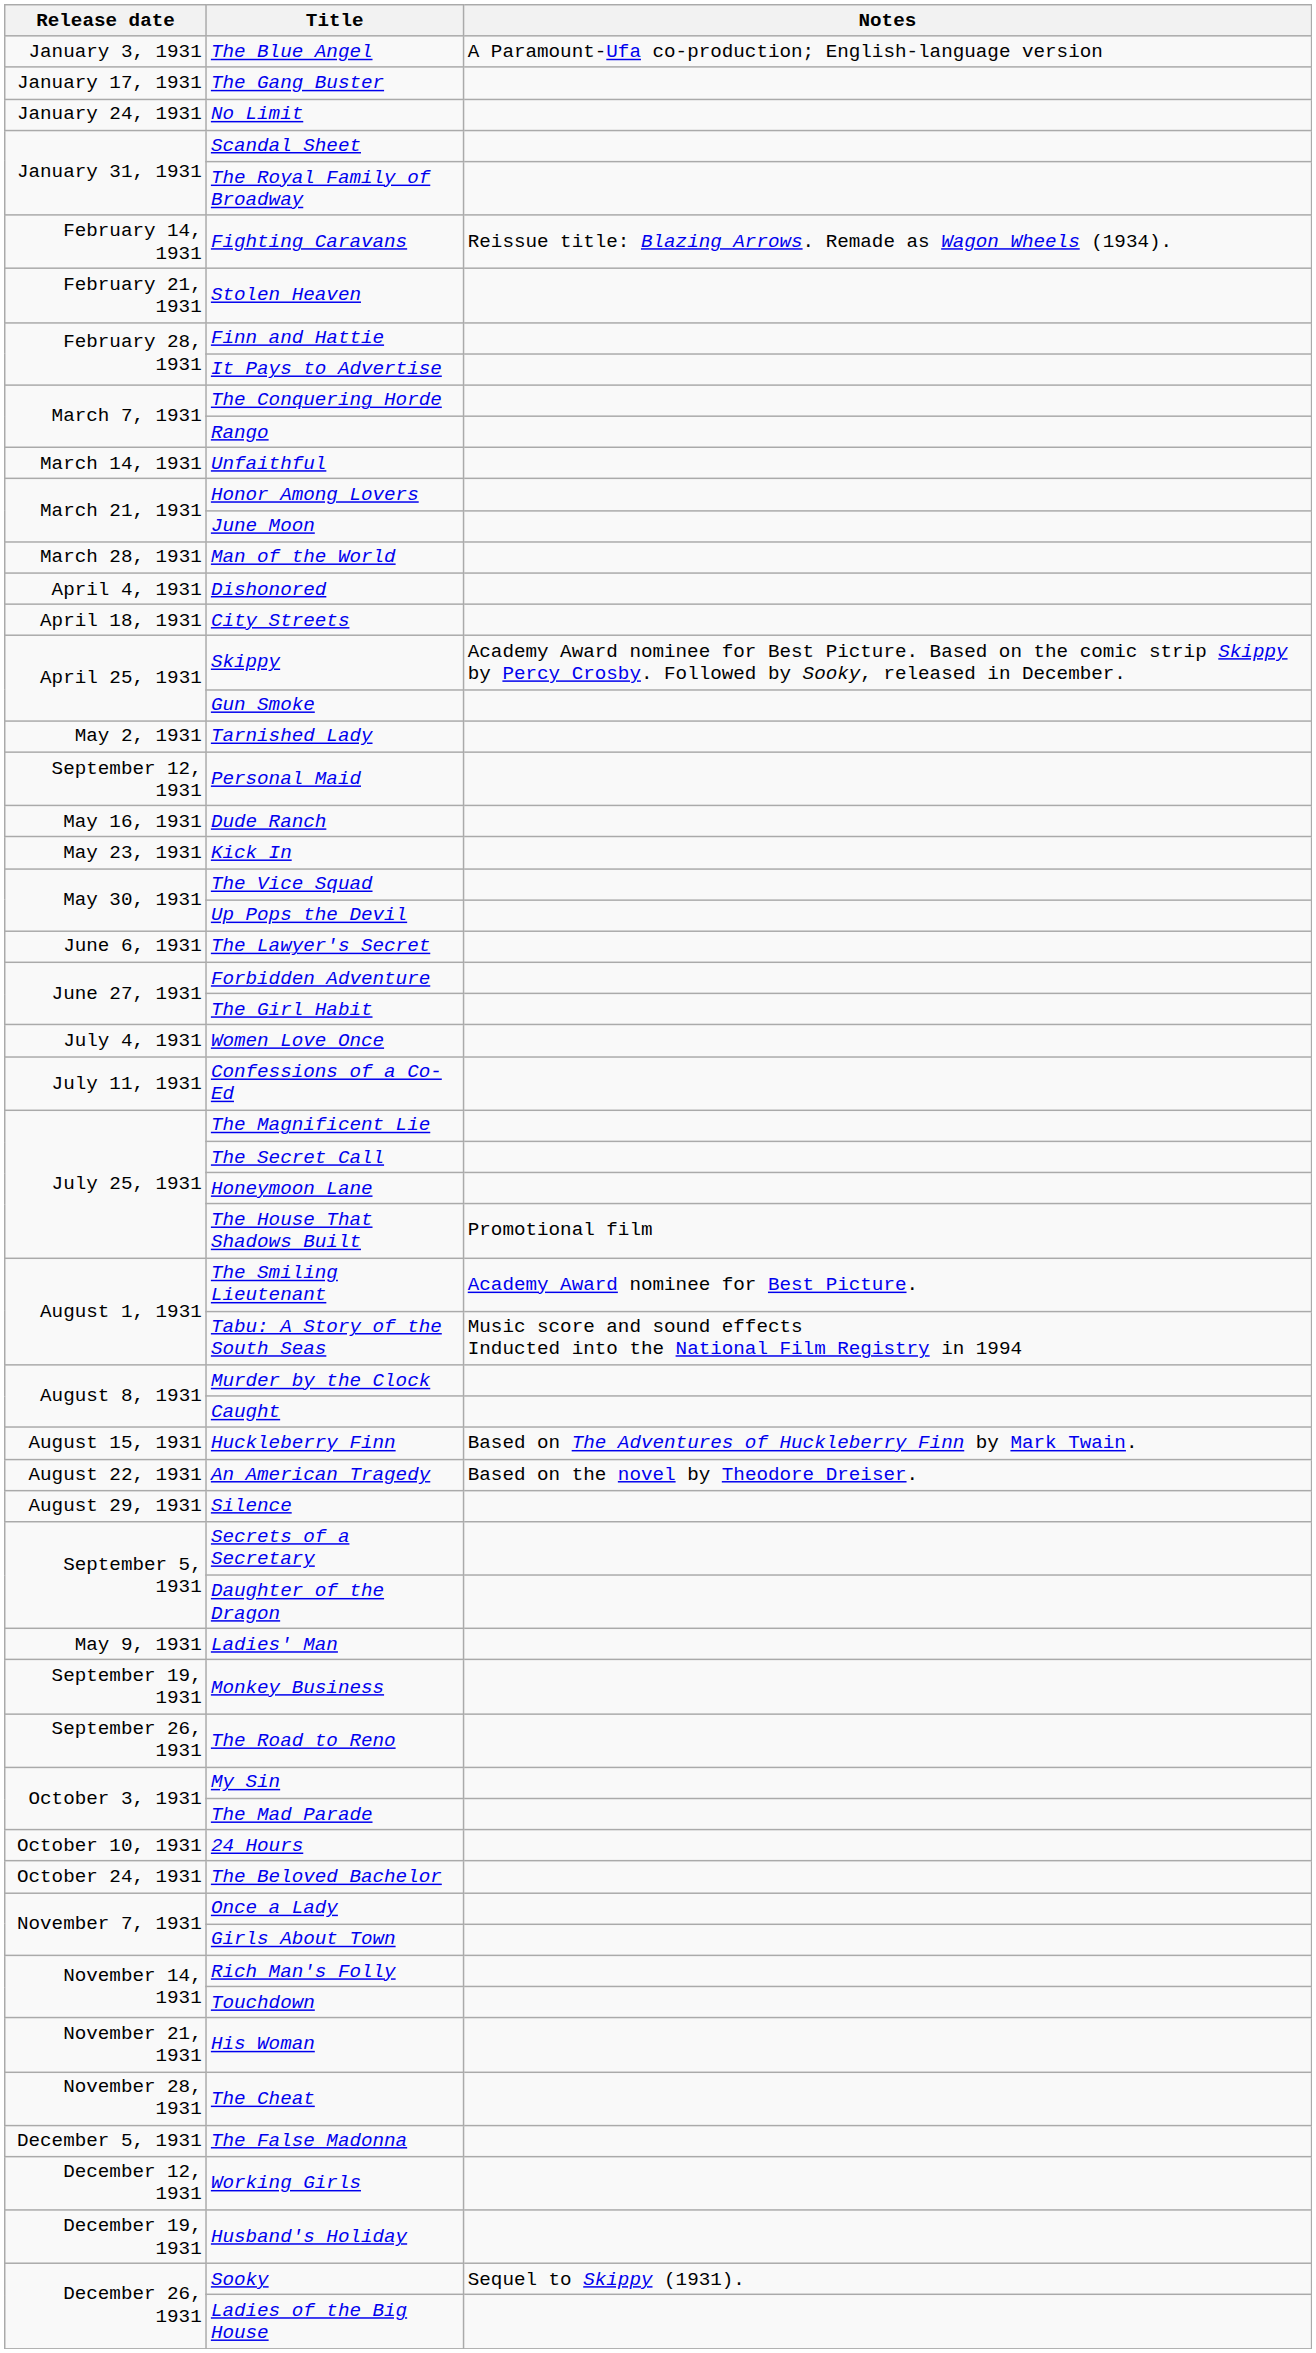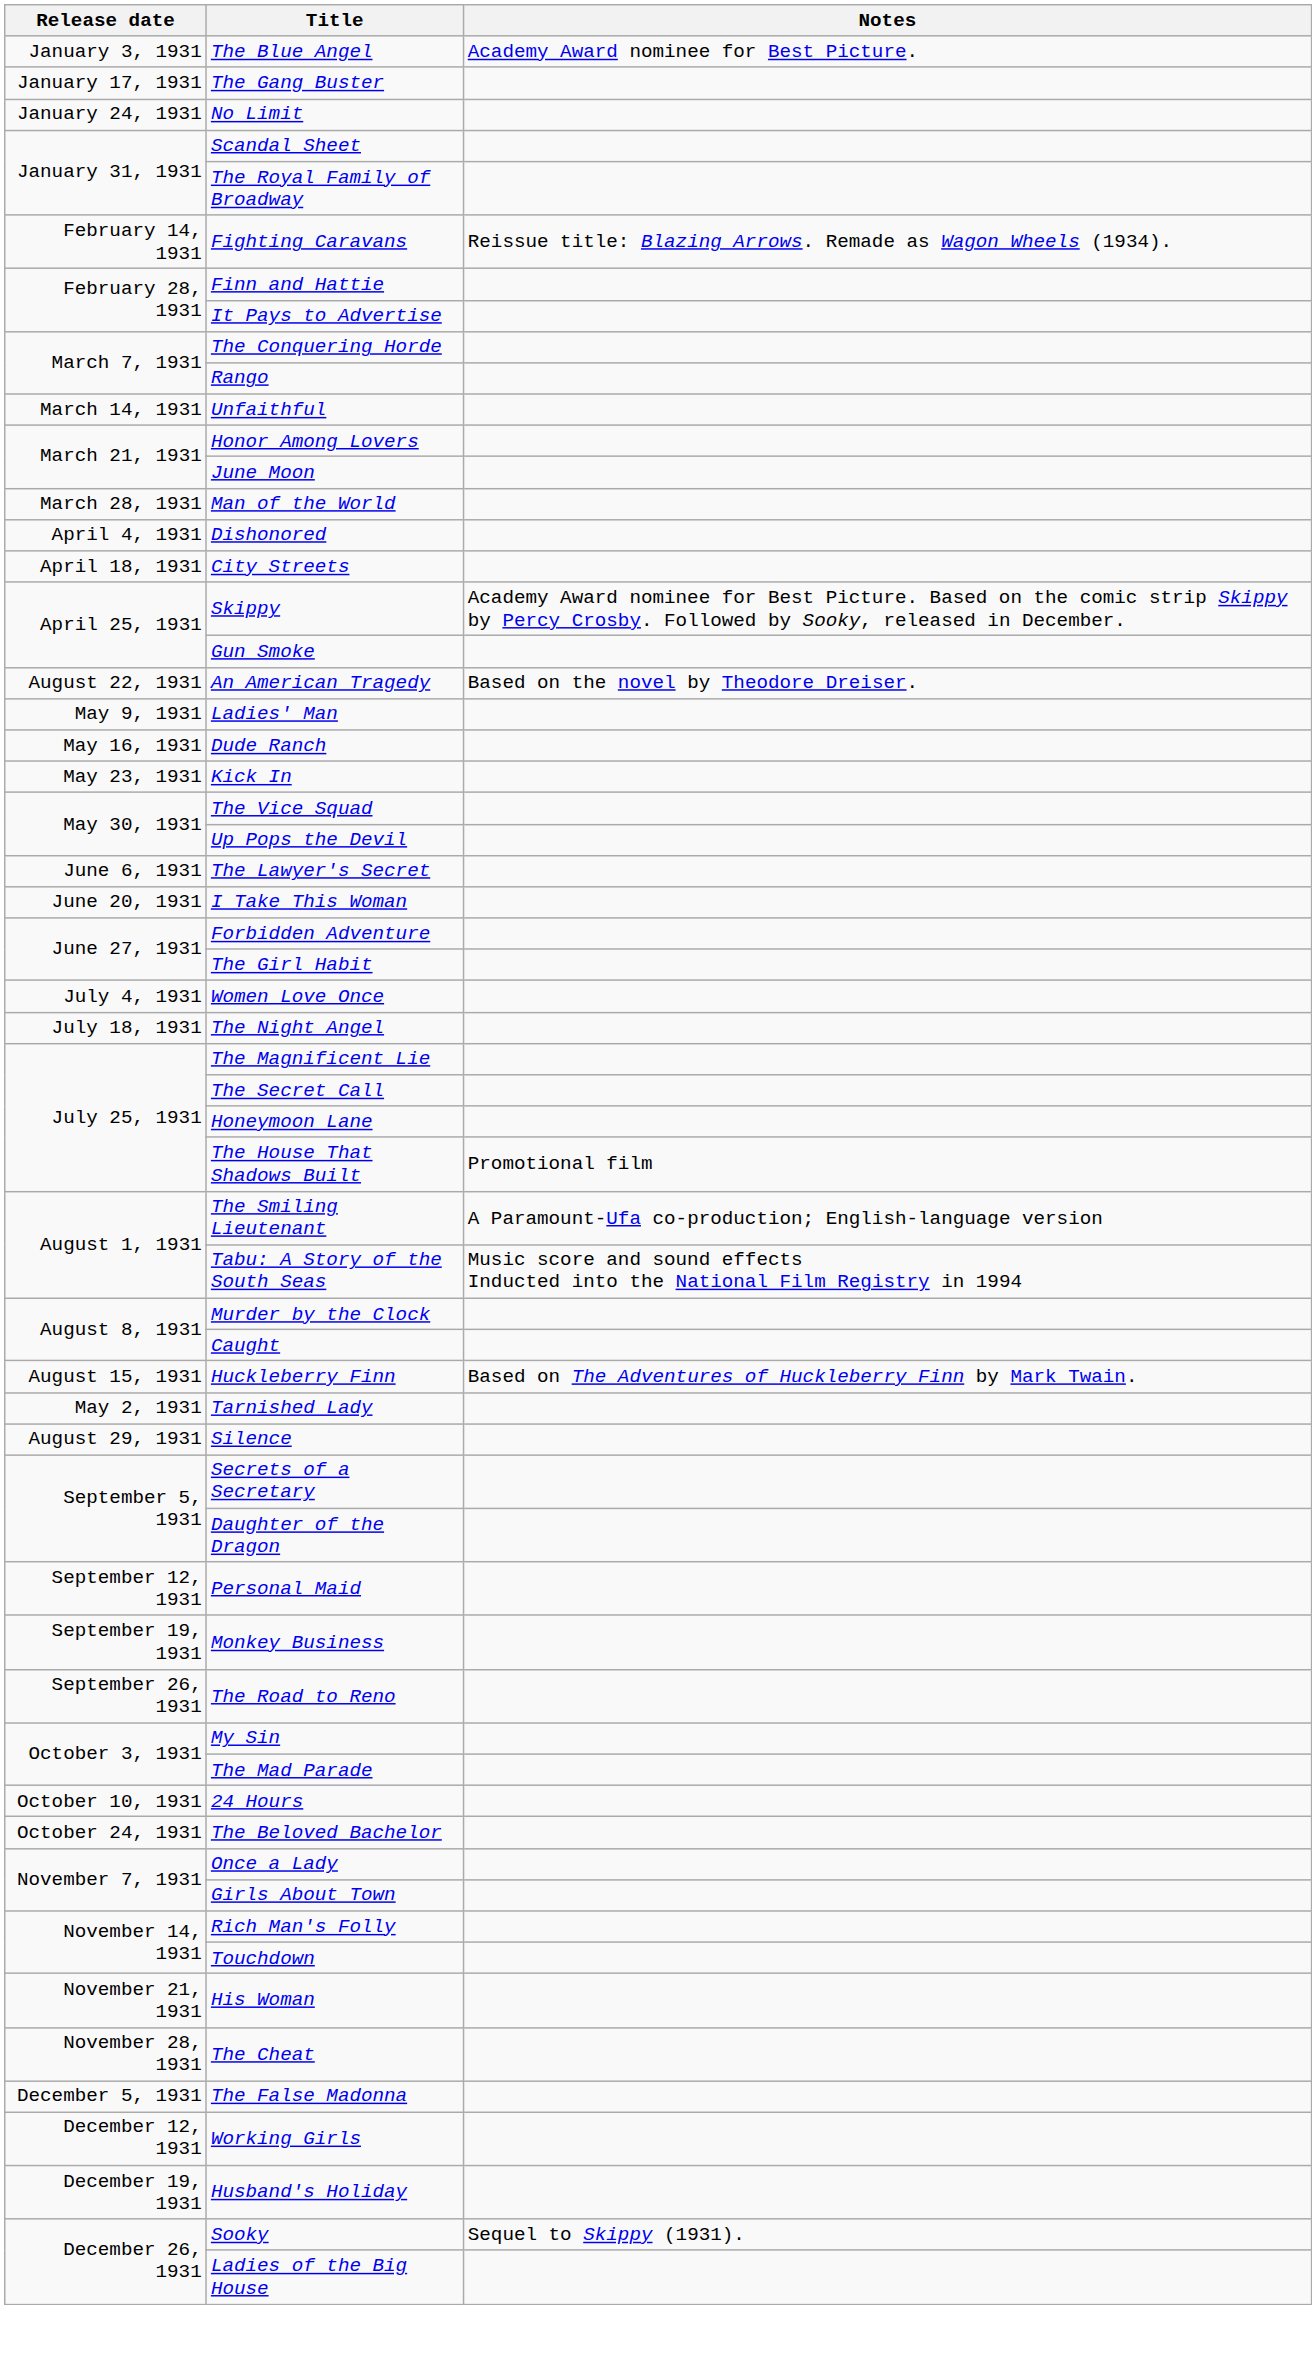(785, 52) A Paramount-Ufa co-production; English-language version -> (693, 52) Academy Award nominee for Best Picture.
- row: (286, 295)
rows swapped: (292, 736) <-> (321, 1475)
rows swapped: (274, 1644) <-> (286, 779)
+ row: (309, 902)
- row: (326, 1083)
+ row: (297, 1028)
(693, 1284) Academy Award nominee for Best Picture. -> (785, 1218) A Paramount-Ufa co-production; English-language version
